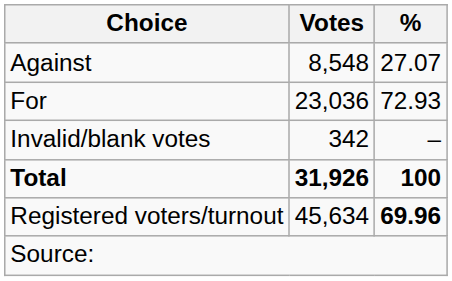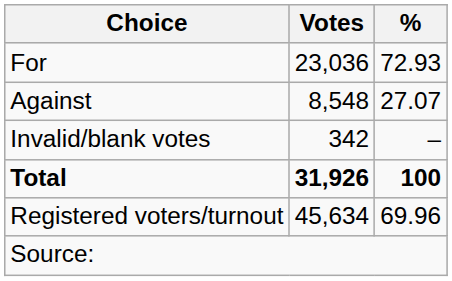rows swapped: (29, 100) <-> (51, 62)
(411, 216) bold -> (411, 216) normal
